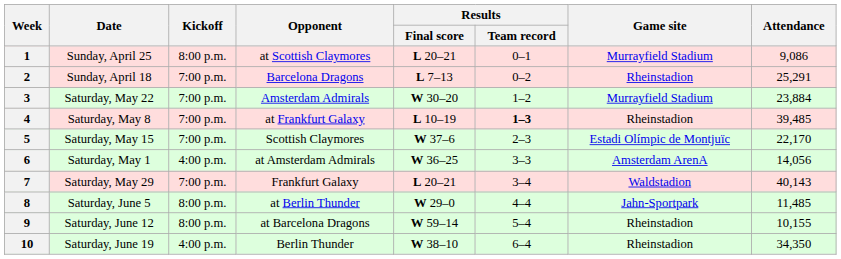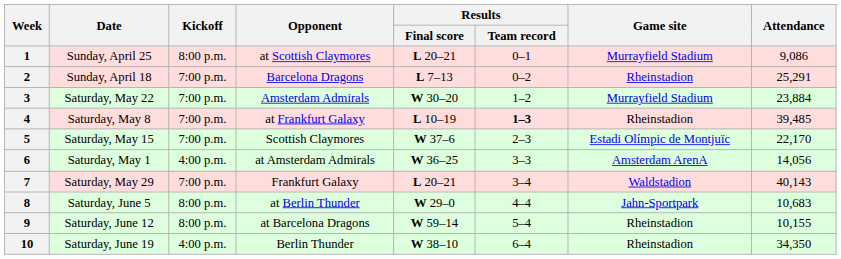(794, 202) 11,485 -> (794, 202) 10,683
